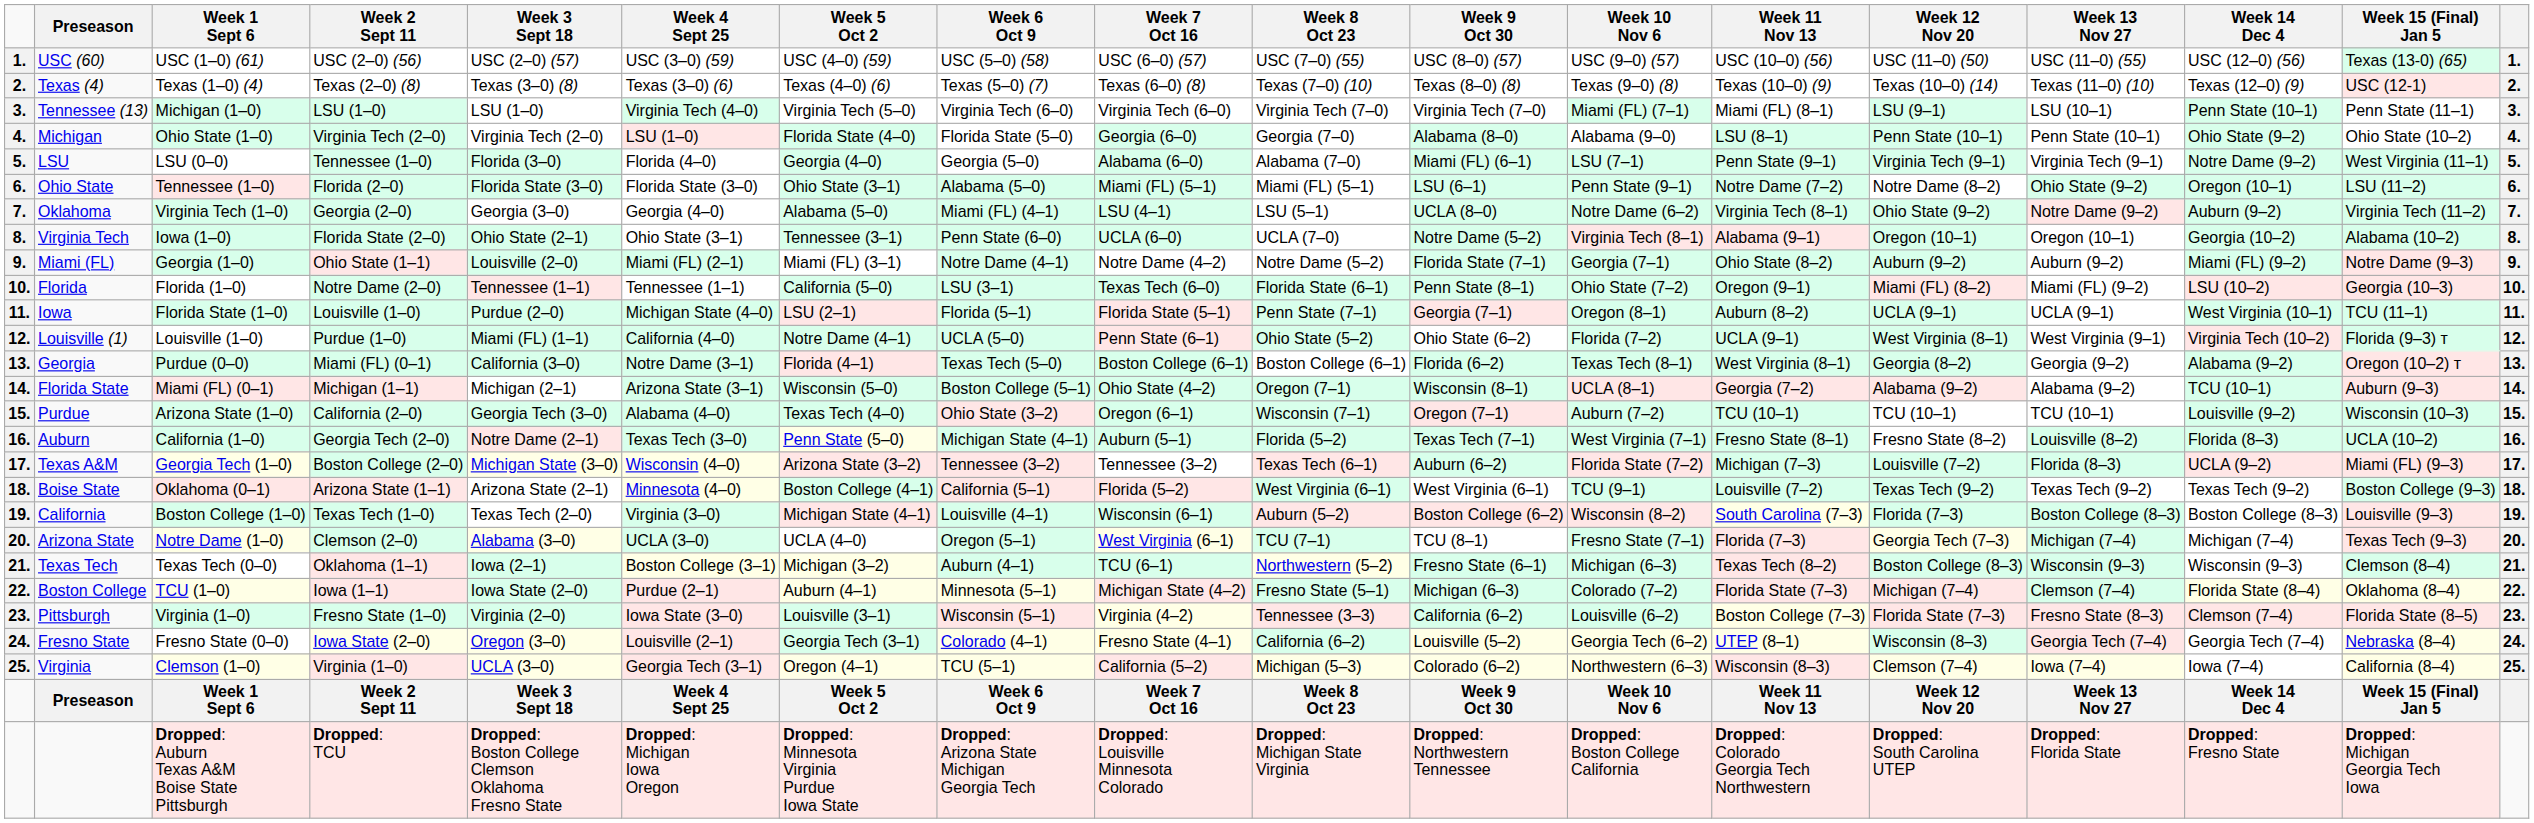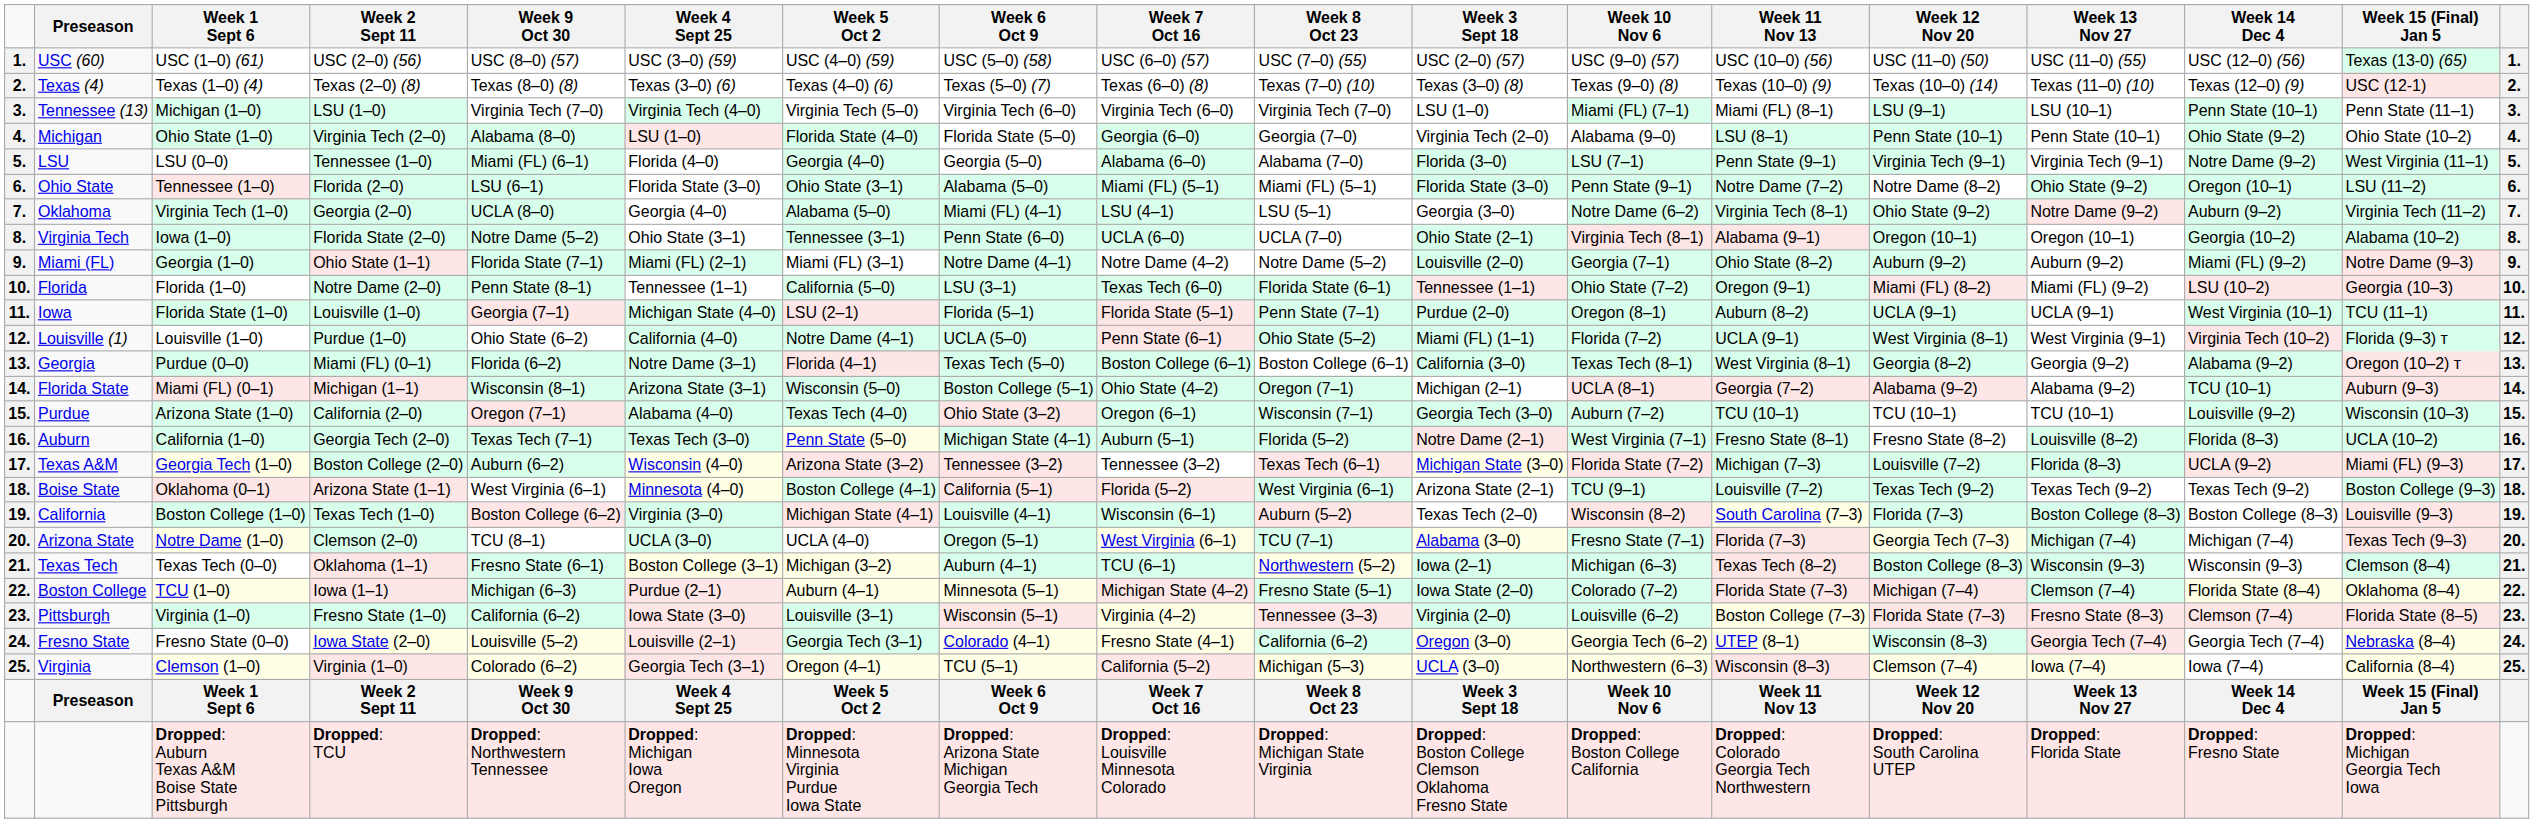columns swapped: (544, 26) <-> (1489, 26)
